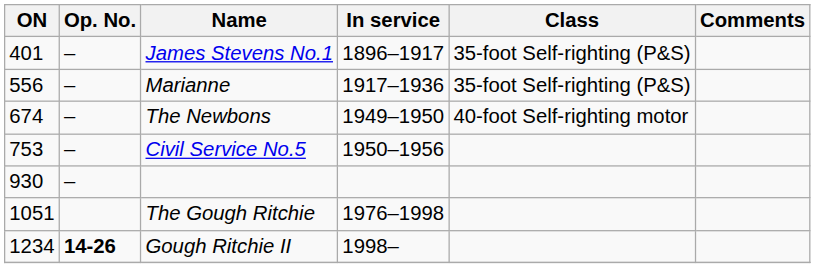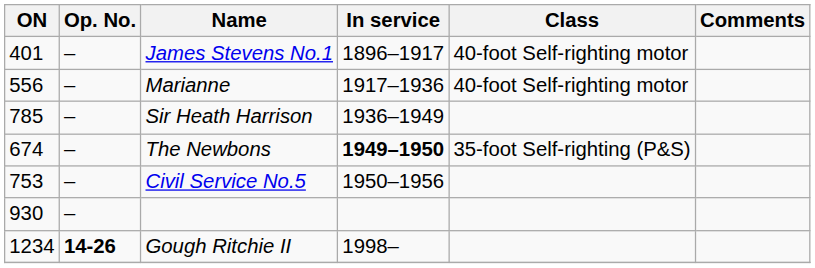(572, 52) 35-foot Self-righting (P&S) -> (571, 52) 40-foot Self-righting motor
(572, 85) 35-foot Self-righting (P&S) -> (571, 85) 40-foot Self-righting motor
+ row: (26, 117)
(393, 117) normal -> (393, 149) bold
(571, 117) 40-foot Self-righting motor -> (572, 149) 35-foot Self-righting (P&S)
- row: (32, 213)
